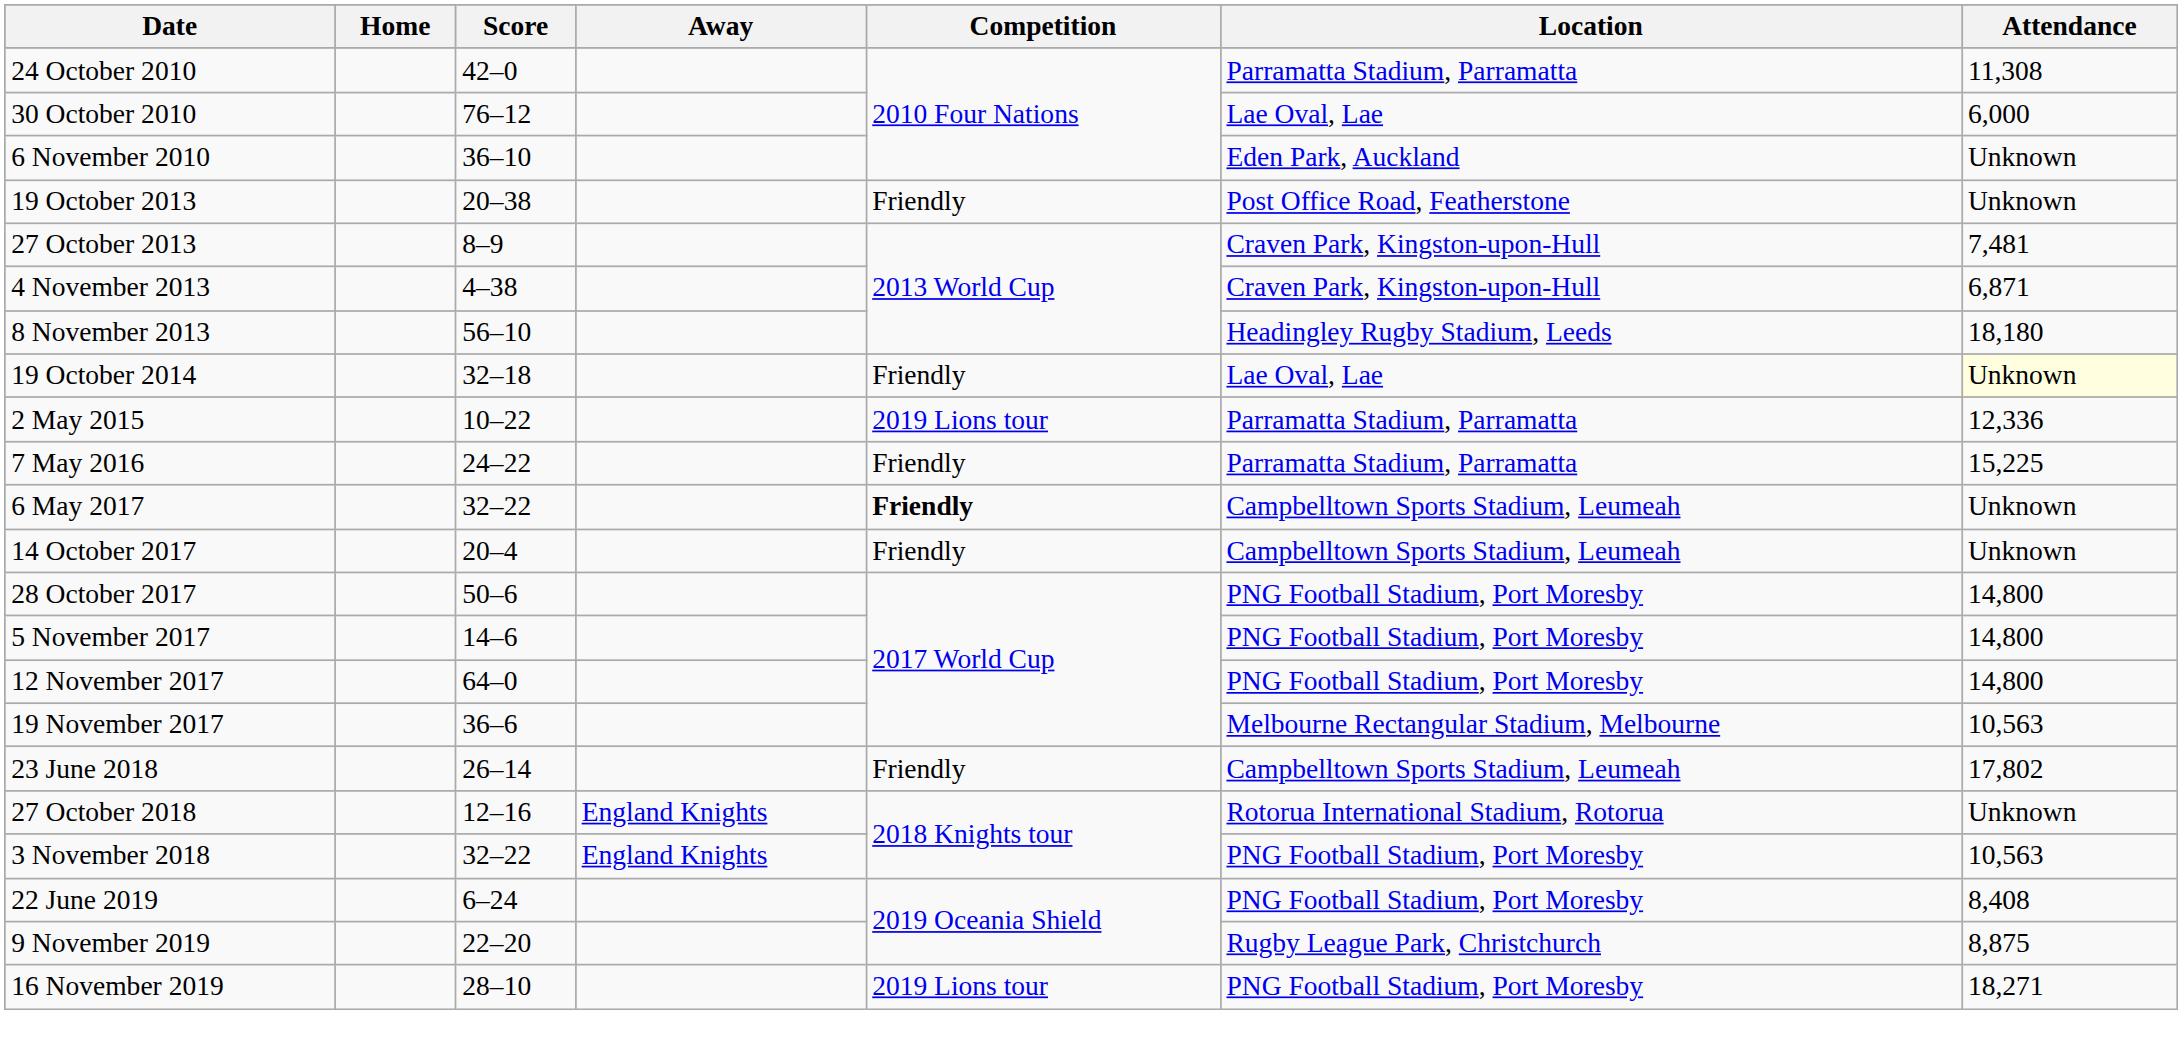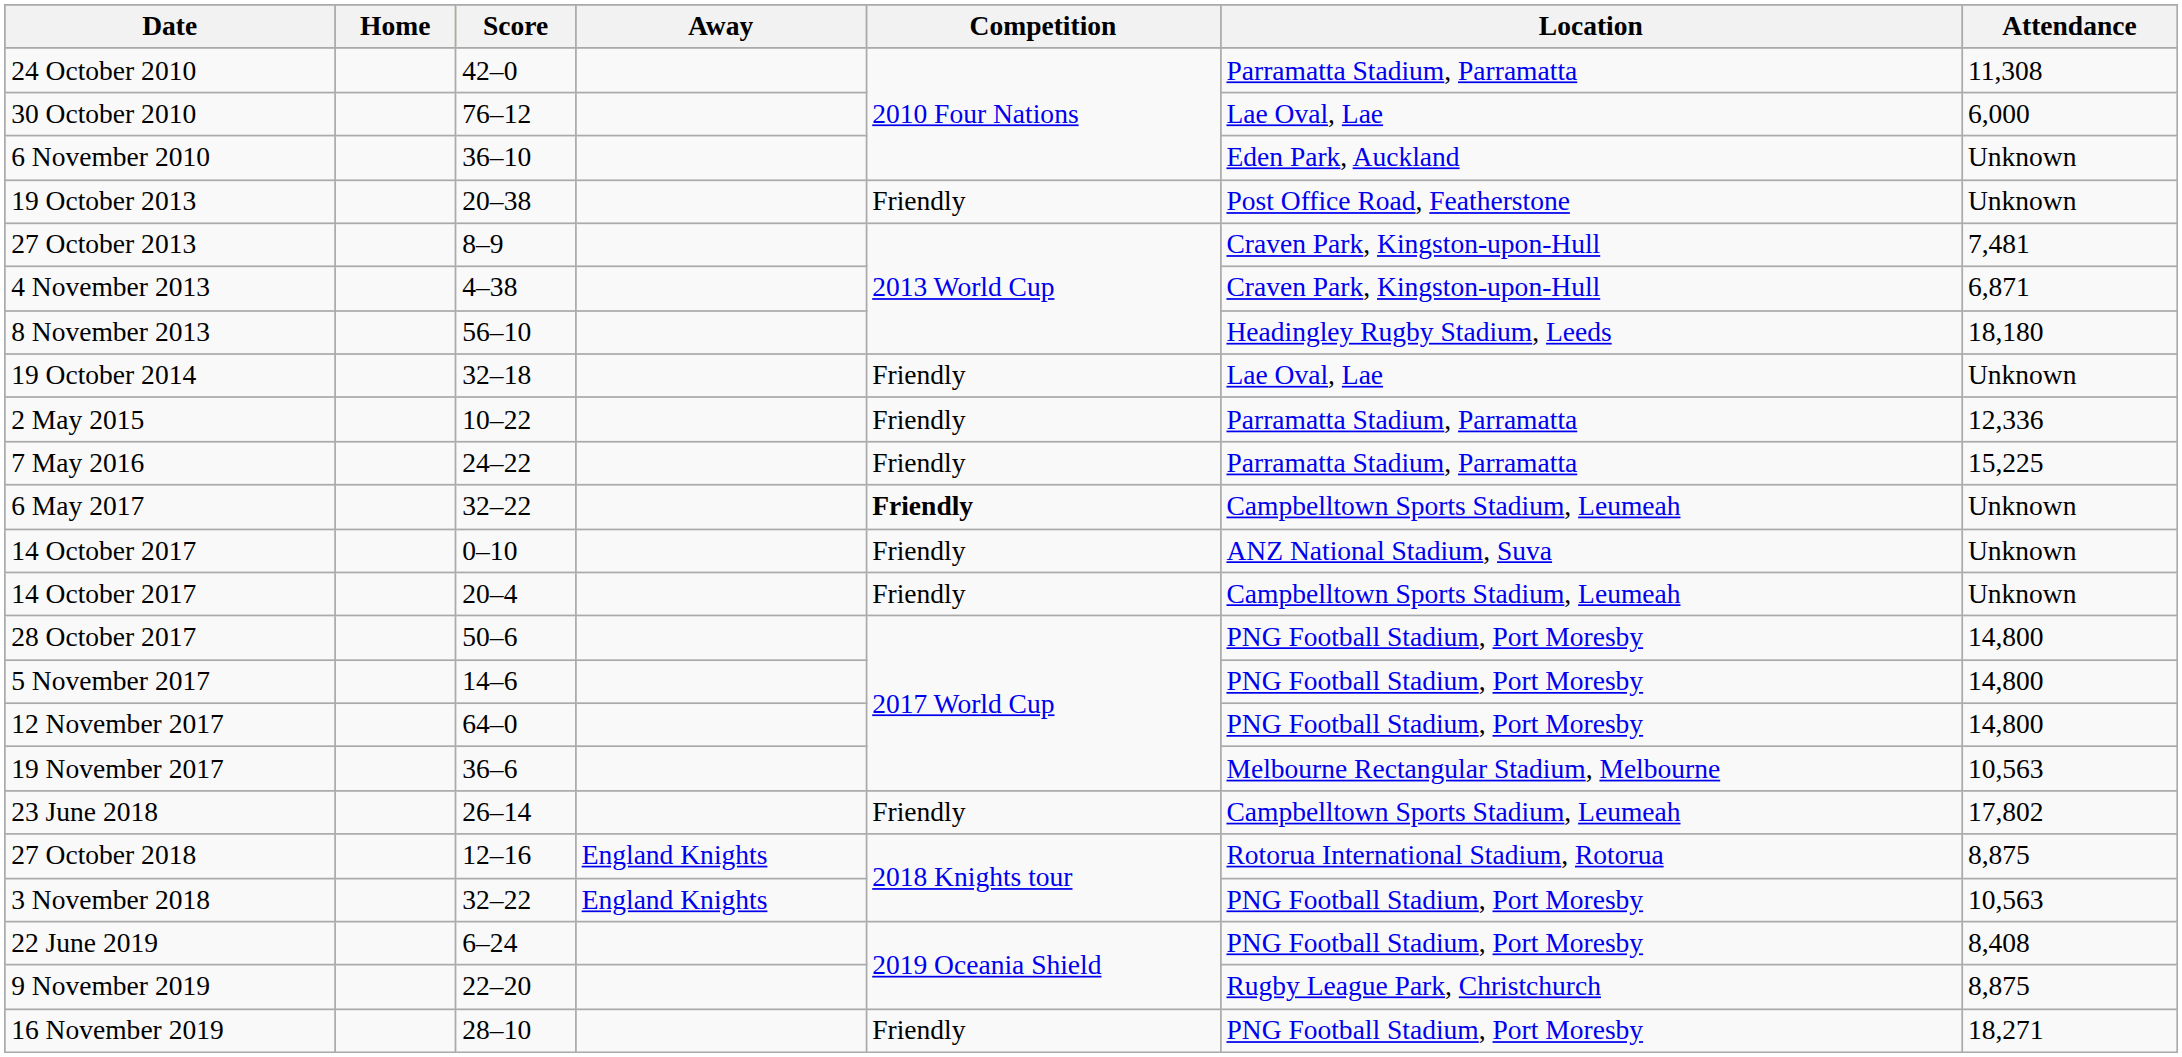(2022, 375) lightyellow background -> (2022, 375) no background
(960, 419) 2019 Lions tour -> (919, 419) Friendly
+ row: (104, 550)
(2022, 811) Unknown -> (1999, 855) 8,875
(960, 986) 2019 Lions tour -> (919, 1030) Friendly
